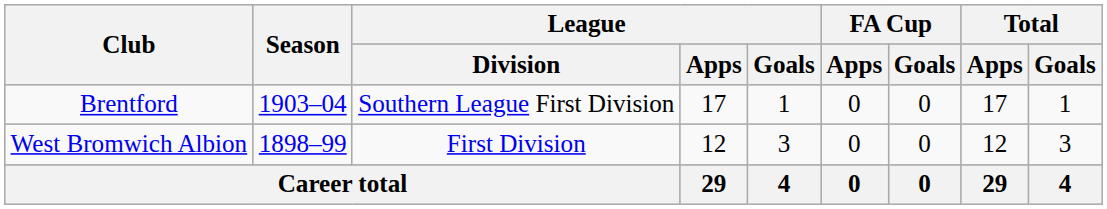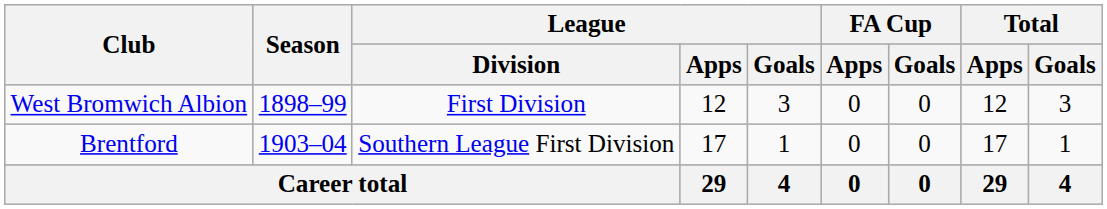rows swapped: (129, 143) <-> (129, 104)
